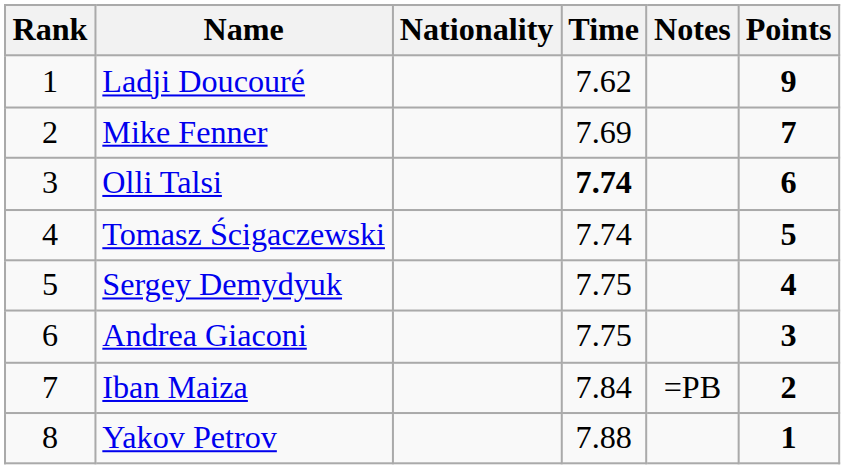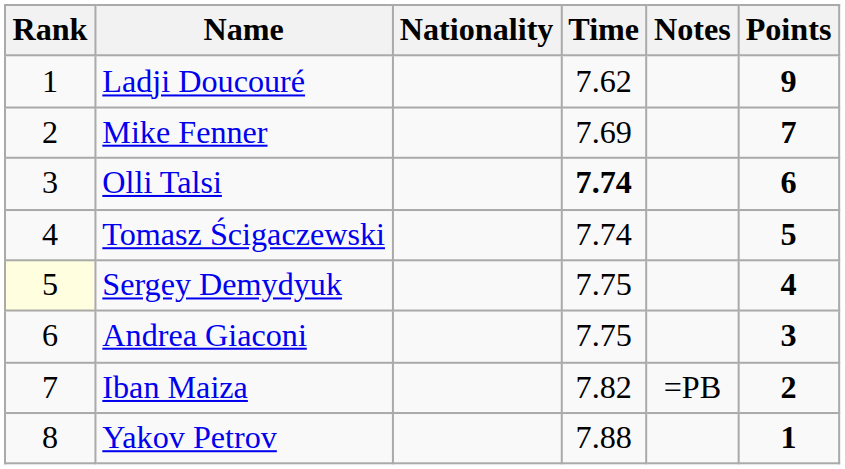(50, 285) no background -> (50, 285) lightyellow background
(604, 387) 7.84 -> (604, 387) 7.82
